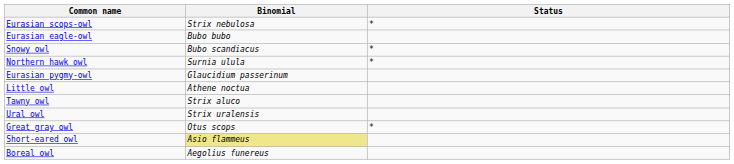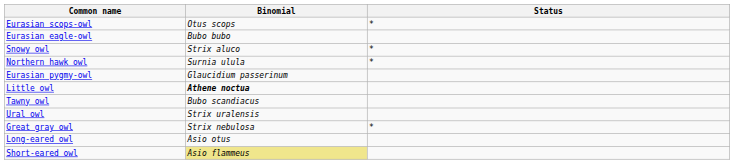(221, 24) Strix nebulosa -> (211, 24) Otus scops
(223, 50) Bubo scandiacus -> (214, 50) Strix aluco
(219, 88) normal -> (219, 88) bold
(214, 101) Strix aluco -> (223, 101) Bubo scandiacus
(211, 127) Otus scops -> (221, 127) Strix nebulosa
+ row: (40, 140)
- row: (30, 153)
